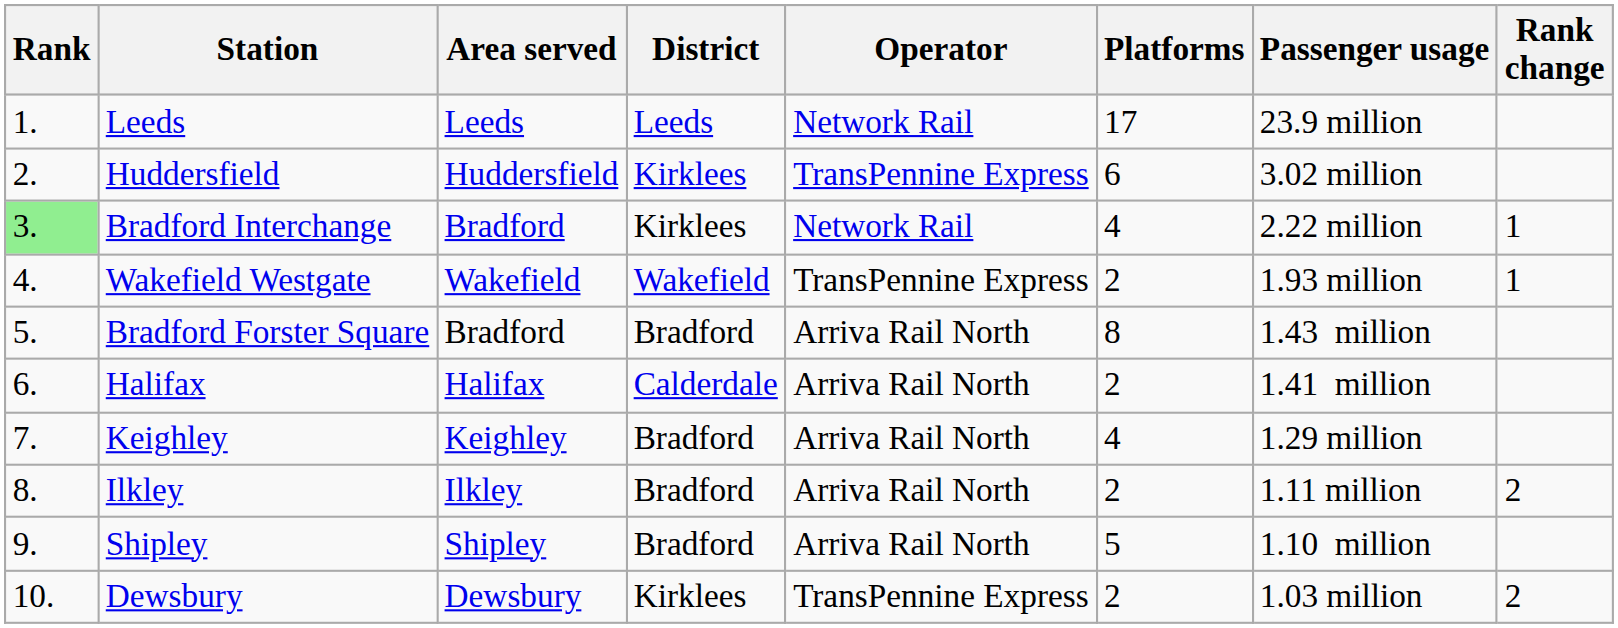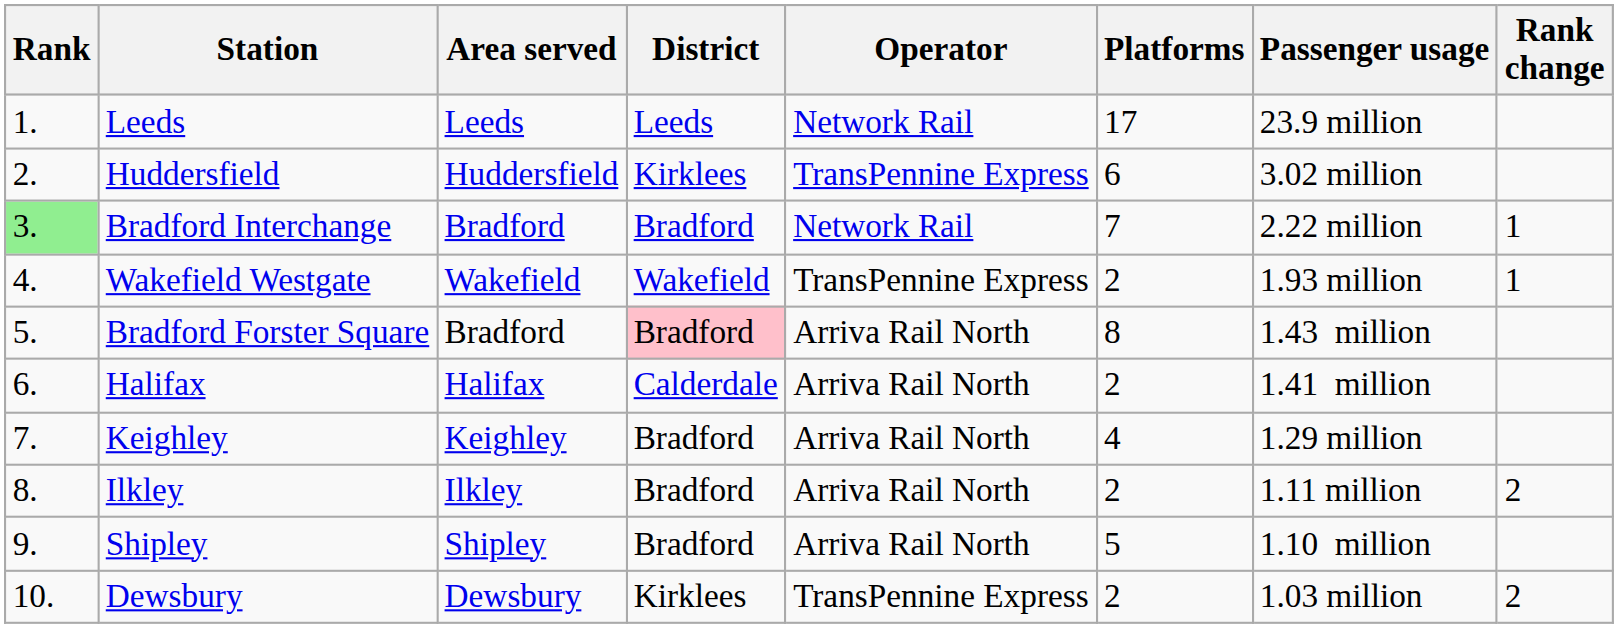(690, 226) Kirklees -> (694, 226) Bradford
(1112, 226) 4 -> (1112, 226) 7
(694, 332) no background -> (694, 332) pink background
